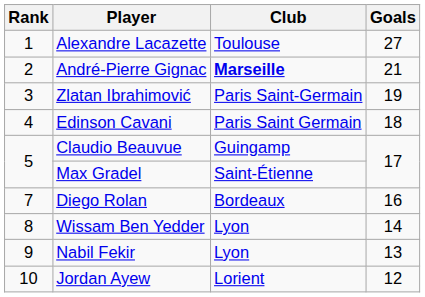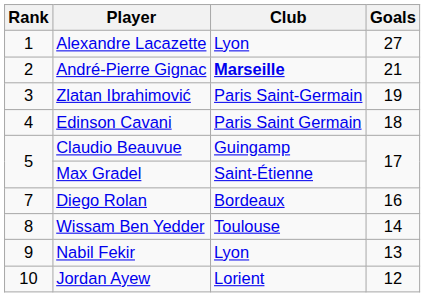(247, 43) Toulouse -> (232, 43) Lyon
(232, 226) Lyon -> (247, 226) Toulouse
